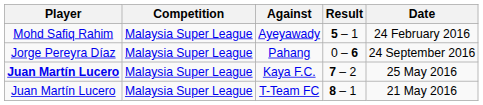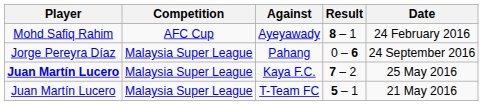(189, 33) Malaysia Super League -> (189, 33) AFC Cup
(344, 33) 5 – 1 -> (344, 33) 8 – 1
(344, 91) 8 – 1 -> (344, 91) 5 – 1
